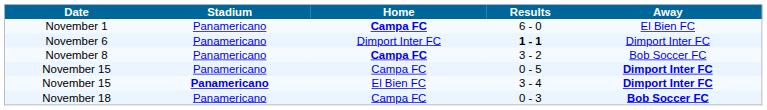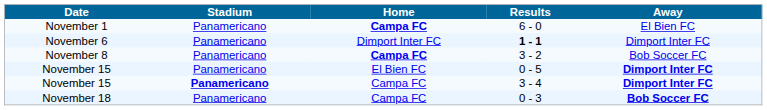(399, 69) Campa FC -> (399, 69) El Bien FC
(399, 83) El Bien FC -> (399, 83) Campa FC
